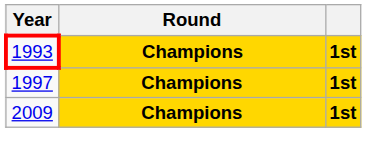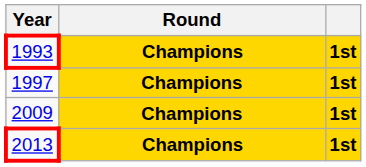+ row: (32, 145)
